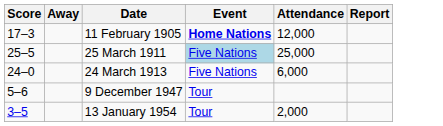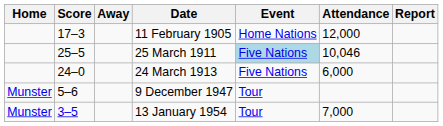+ column: (29, 14)
(230, 33) bold -> (278, 33) normal
(296, 53) 25,000 -> (341, 53) 10,046
(292, 111) 2,000 -> (338, 111) 7,000
